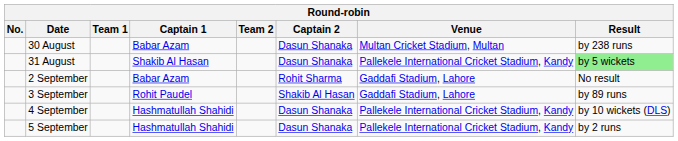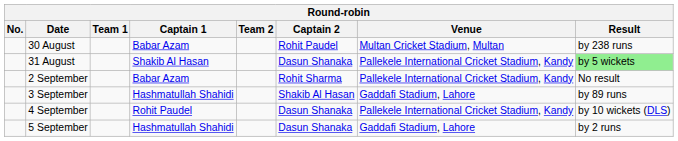(315, 45) Dasun Shanaka -> (308, 45) Rohit Paudel
(417, 78) Gaddafi Stadium, Lahore -> (466, 78) Pallekele International Cricket Stadium, Kandy
(162, 95) Rohit Paudel -> (183, 95) Hashmatullah Shahidi
(183, 111) Hashmatullah Shahidi -> (162, 111) Rohit Paudel
(466, 128) Pallekele International Cricket Stadium, Kandy -> (417, 128) Gaddafi Stadium, Lahore
